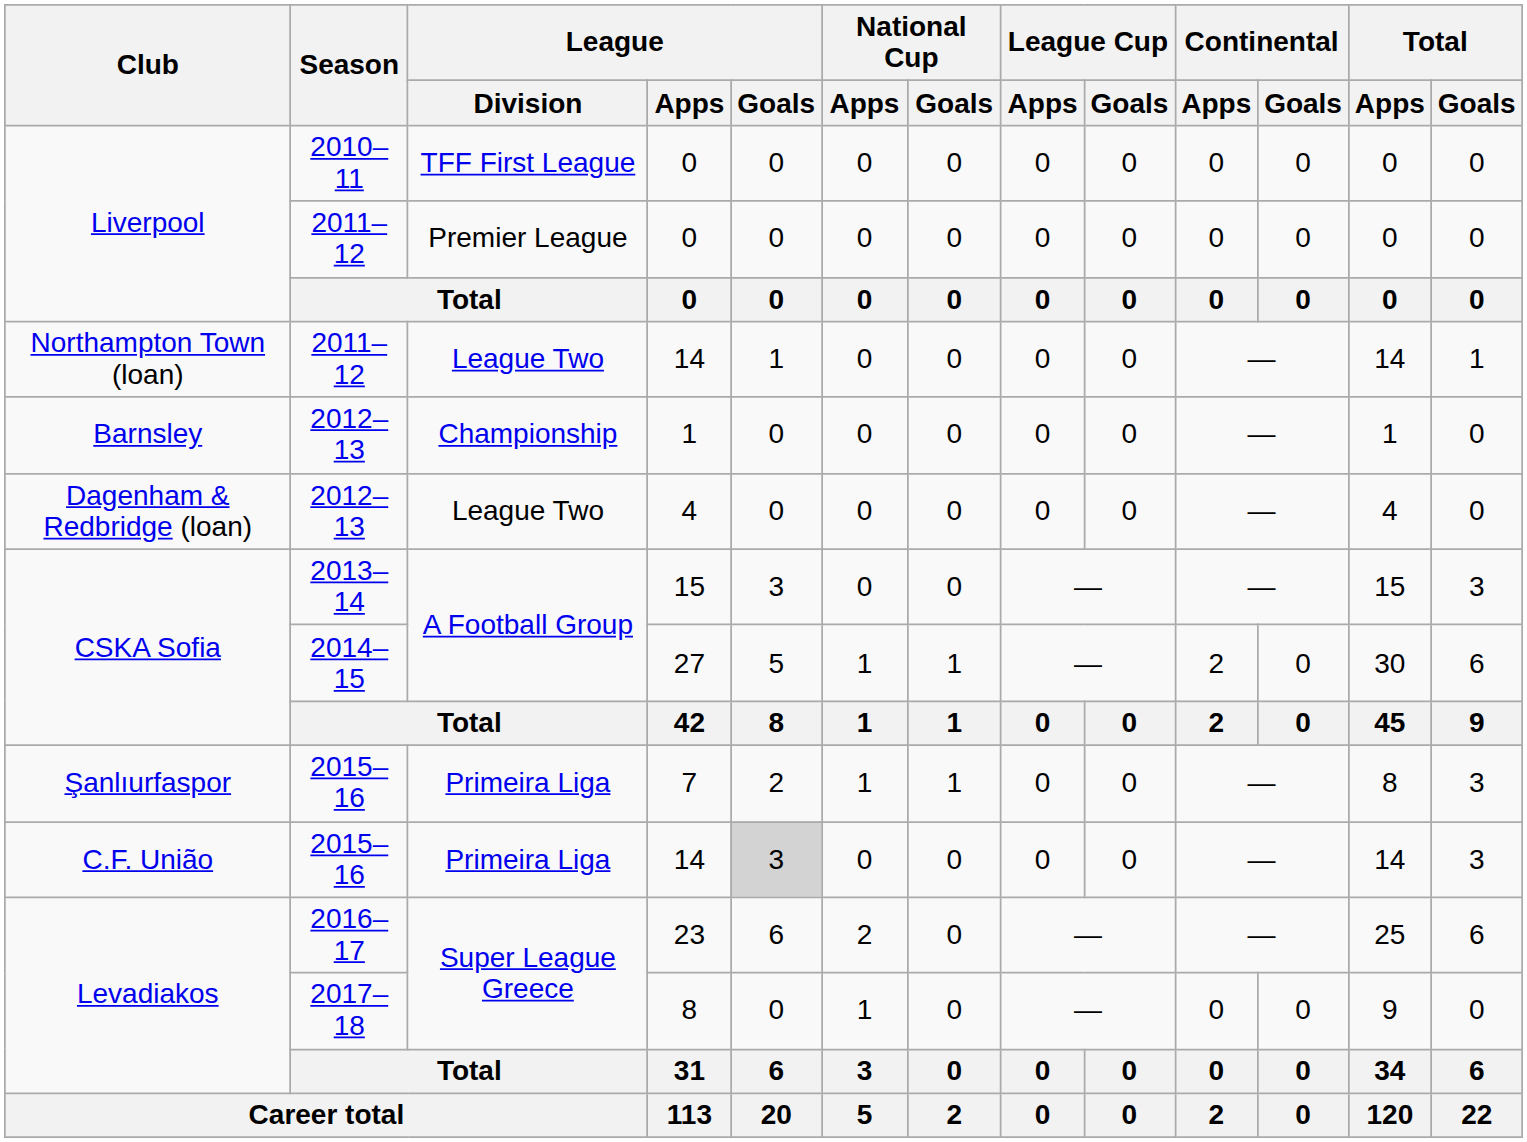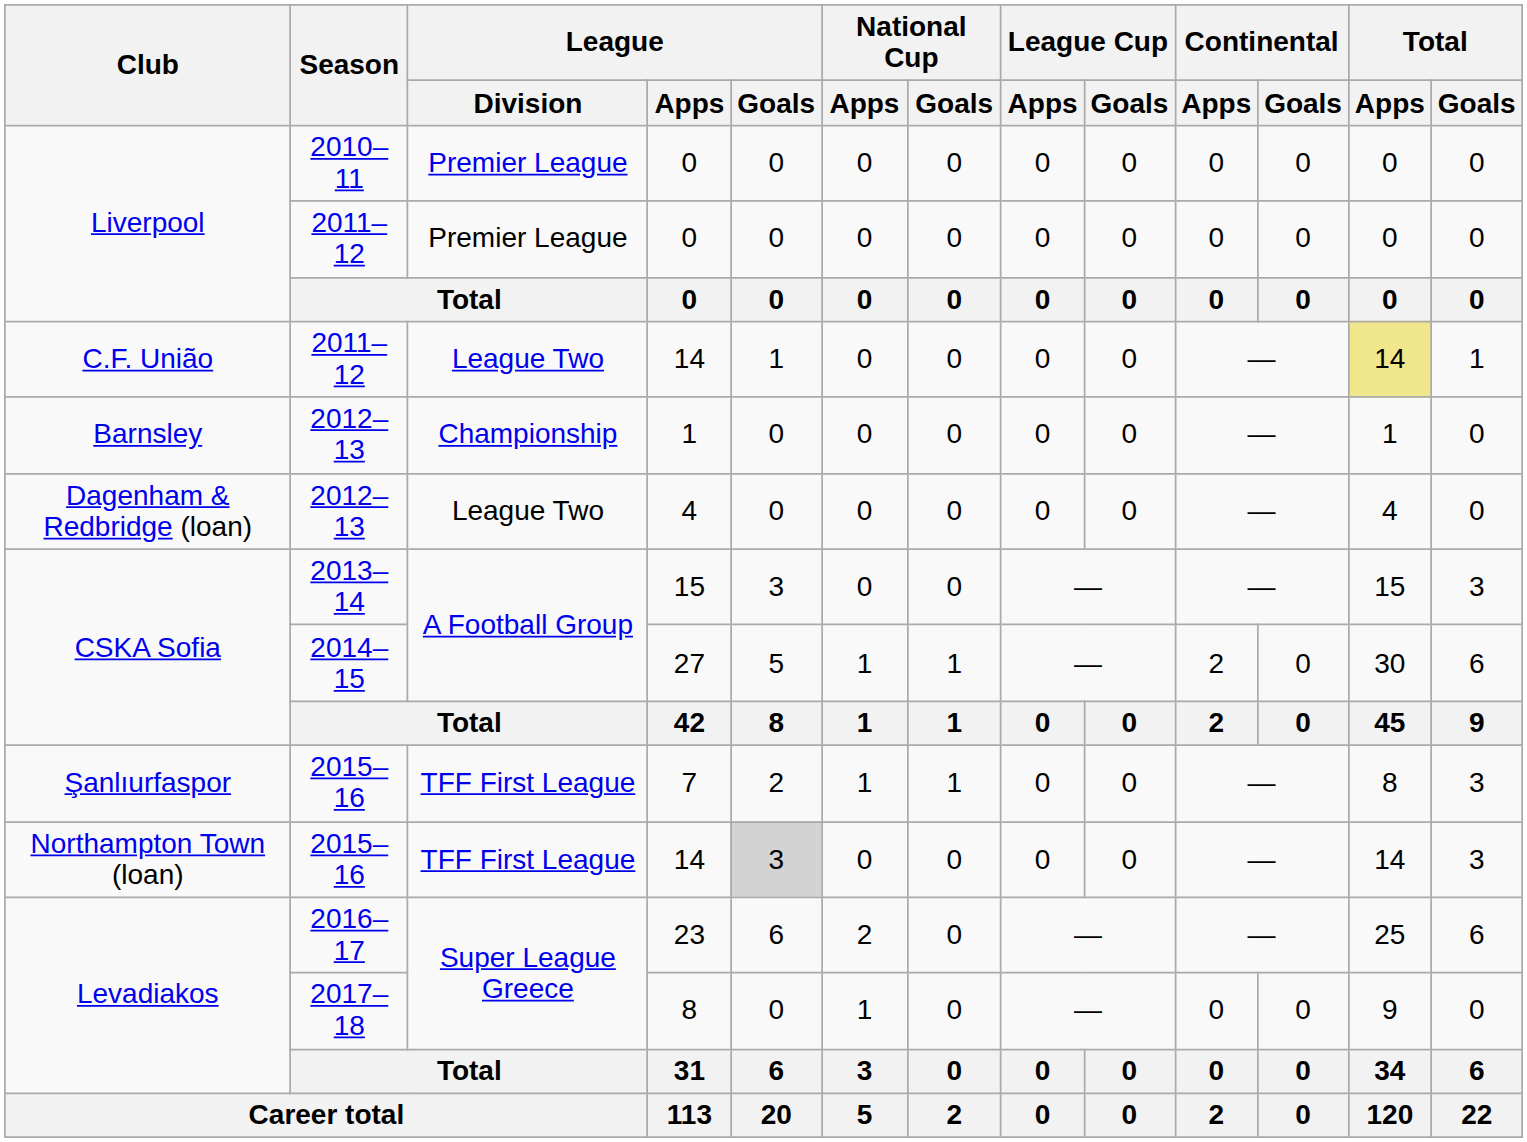(528, 162) TFF First League -> (528, 162) Premier League
(148, 358) Northampton Town (loan) -> (148, 358) C.F. União
(1390, 358) no background -> (1390, 358) khaki background
(528, 782) Primeira Liga -> (528, 782) TFF First League
(148, 858) C.F. União -> (148, 858) Northampton Town (loan)
(528, 858) Primeira Liga -> (528, 858) TFF First League
